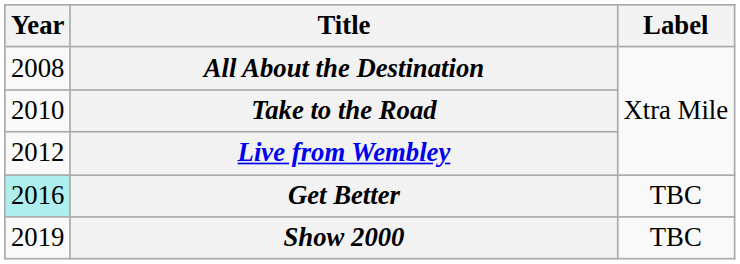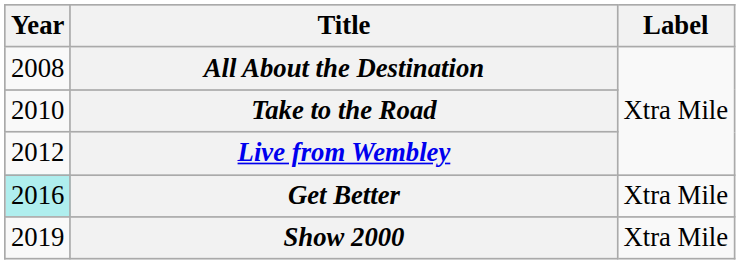(676, 195) TBC -> (676, 195) Xtra Mile
(676, 237) TBC -> (676, 237) Xtra Mile
